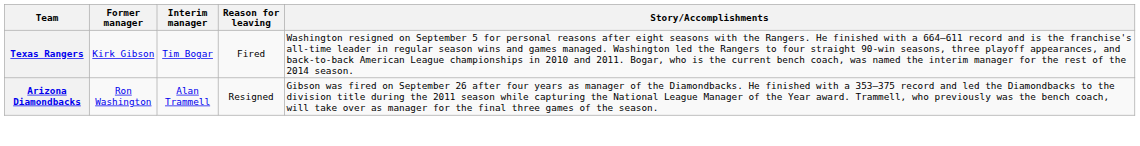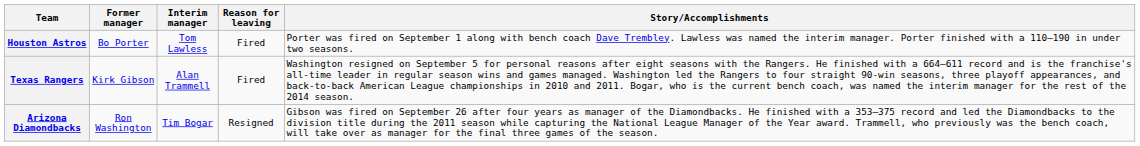+ row: (47, 43)
(188, 54) Tim Bogar -> (188, 80) Alan Trammell
(188, 96) Alan Trammell -> (188, 123) Tim Bogar
